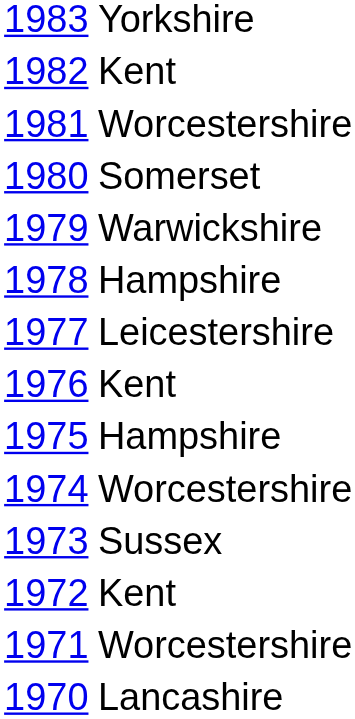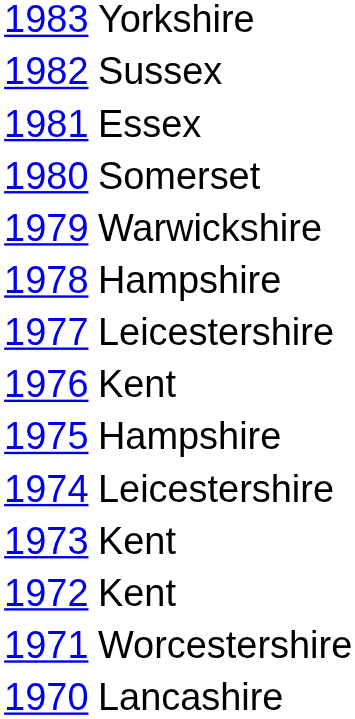(137, 71) Kent -> (160, 71) Sussex
(225, 124) Worcestershire -> (150, 124) Essex
(225, 489) Worcestershire -> (216, 489) Leicestershire
(160, 541) Sussex -> (137, 541) Kent
